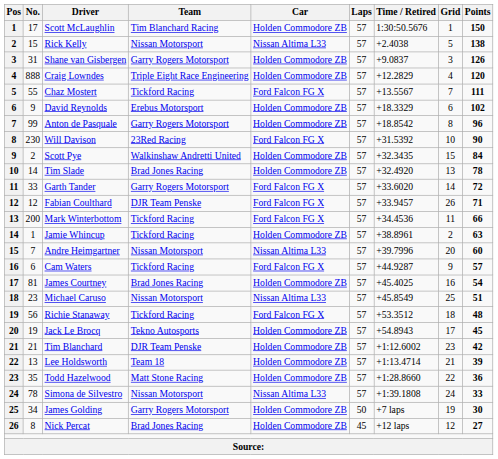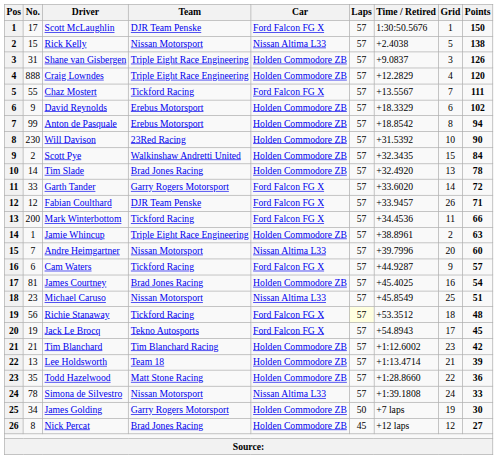(175, 28) Tim Blanchard Racing -> (166, 28) DJR Team Penske
(300, 28) Holden Commodore ZB -> (289, 28) Ford Falcon FG X
(180, 60) Garry Rogers Motorsport -> (190, 60) Triple Eight Race Engineering
(180, 124) Garry Rogers Motorsport -> (167, 124) Erebus Motorsport
(478, 124) 96 -> (478, 124) 94
(289, 140) Ford Falcon FG X -> (300, 140) Holden Commodore ZB
(162, 235) Tickford Racing -> (190, 235) Triple Eight Race Engineering
(362, 315) no background -> (362, 315) lightyellow background
(300, 331) Holden Commodore ZB -> (289, 331) Ford Falcon FG X
(166, 347) DJR Team Penske -> (175, 347) Tim Blanchard Racing
